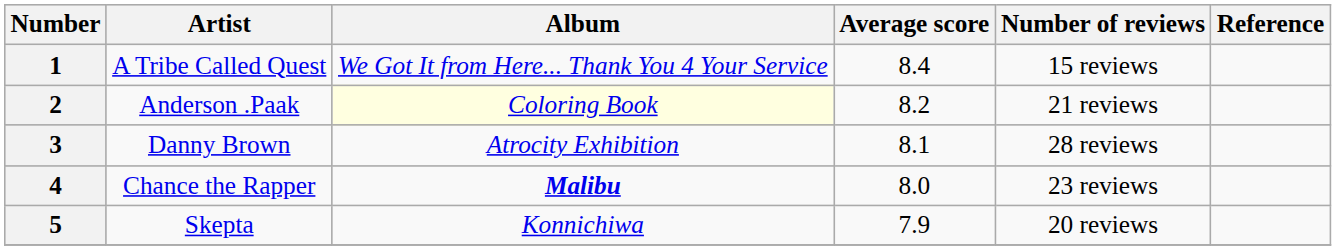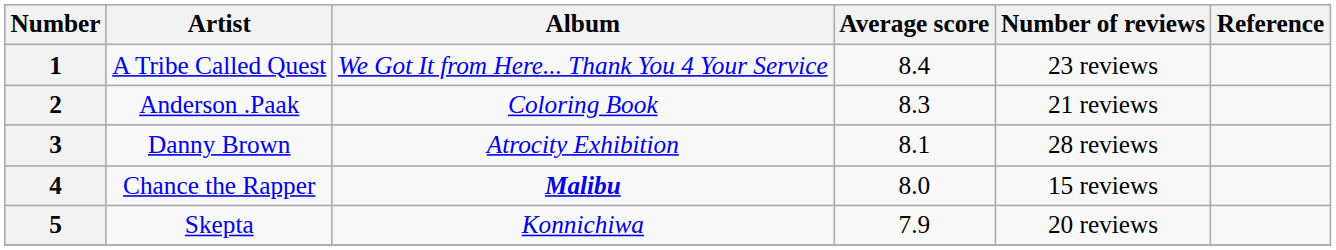(1103, 64) 15 reviews -> (1103, 64) 23 reviews
(583, 104) lightyellow background -> (583, 104) no background
(914, 104) 8.2 -> (914, 104) 8.3
(1103, 184) 23 reviews -> (1103, 184) 15 reviews
